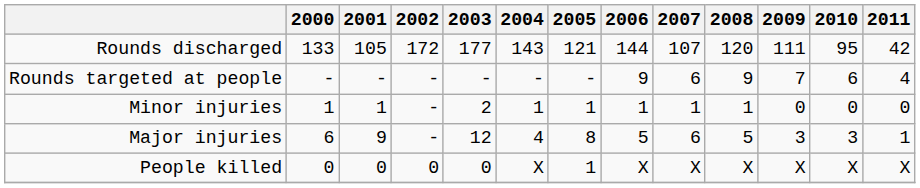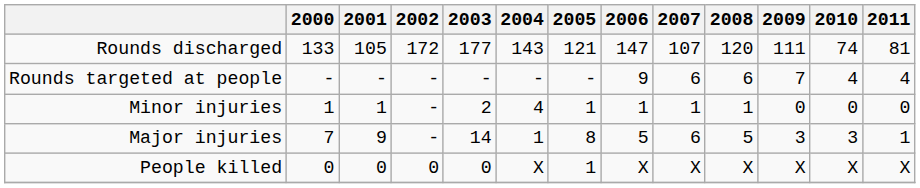(632, 49) 144 -> (632, 49) 147
(847, 49) 95 -> (847, 49) 74
(900, 49) 42 -> (900, 49) 81
(748, 79) 9 -> (748, 79) 6
(853, 79) 6 -> (853, 79) 4
(538, 109) 1 -> (538, 109) 4
(329, 138) 6 -> (329, 138) 7
(481, 138) 12 -> (481, 138) 14
(538, 138) 4 -> (538, 138) 1
